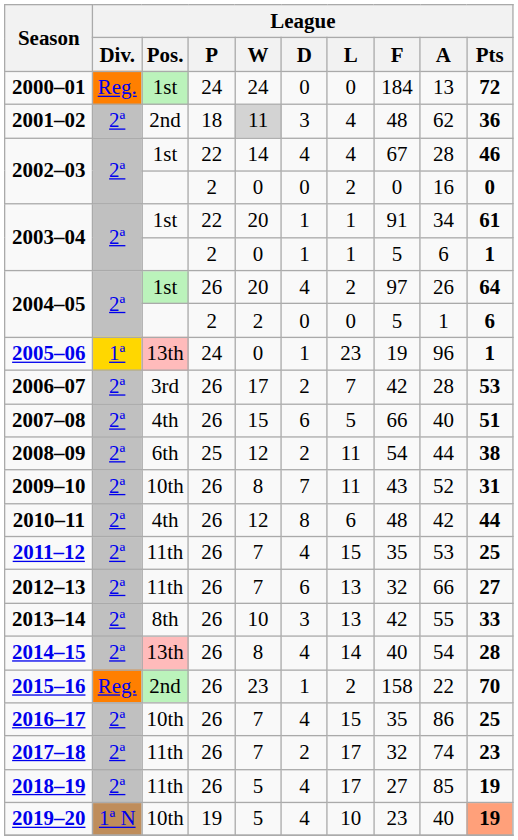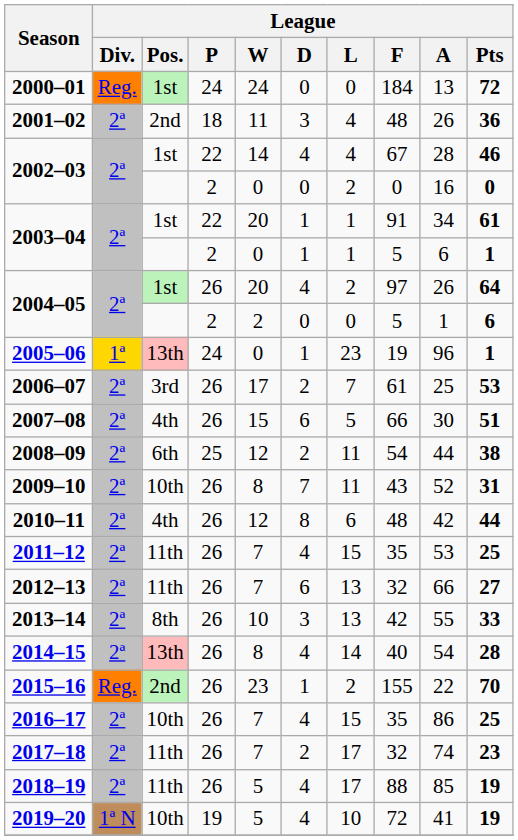(258, 120) lightgrey background -> (258, 120) no background
(443, 120) 62 -> (443, 120) 26
(397, 386) 42 -> (397, 386) 61
(443, 386) 28 -> (443, 386) 25
(443, 420) 40 -> (443, 420) 30
(397, 685) 158 -> (397, 685) 155
(397, 785) 27 -> (397, 785) 88
(397, 818) 23 -> (397, 818) 72
(443, 818) 40 -> (443, 818) 41
(490, 818) lightsalmon background -> (490, 818) no background
